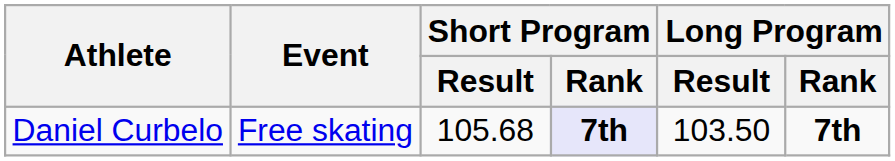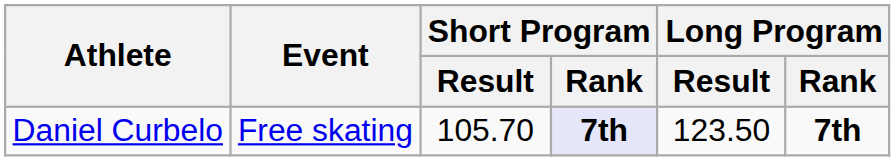(485, 131) 105.68 -> (485, 131) 105.70
(721, 131) 103.50 -> (721, 131) 123.50
